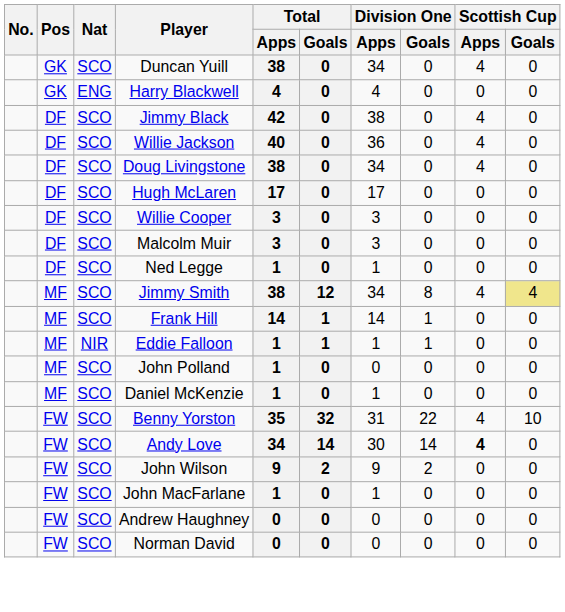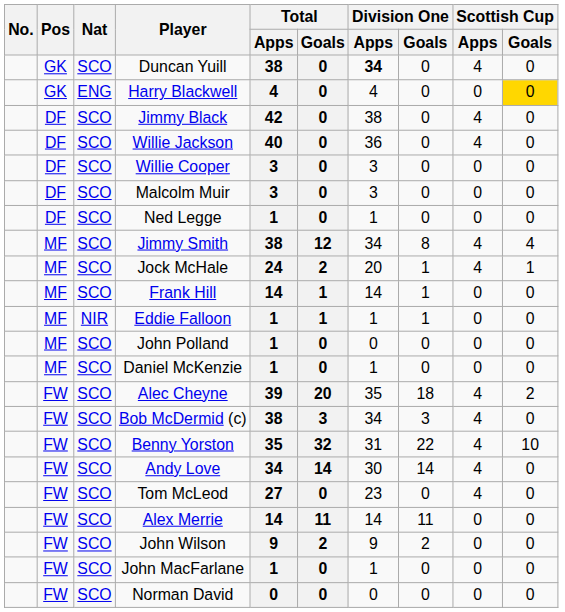(376, 67) normal -> (373, 67) bold
(533, 92) no background -> (530, 92) gold background
- row: (184, 167)
- row: (184, 192)
(533, 293) khaki background -> (530, 243) no background
+ row: (183, 268)
+ row: (183, 393)
+ row: (183, 419)
(480, 444) bold -> (478, 469) normal
+ row: (183, 494)
+ row: (183, 519)
- row: (184, 519)
